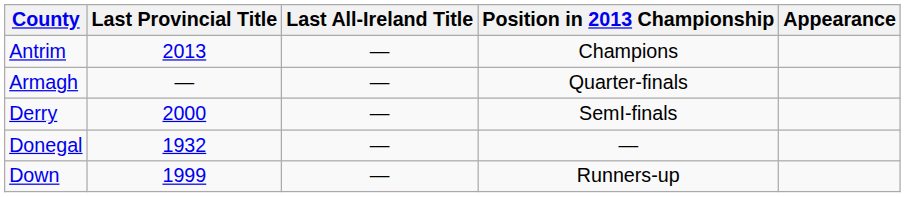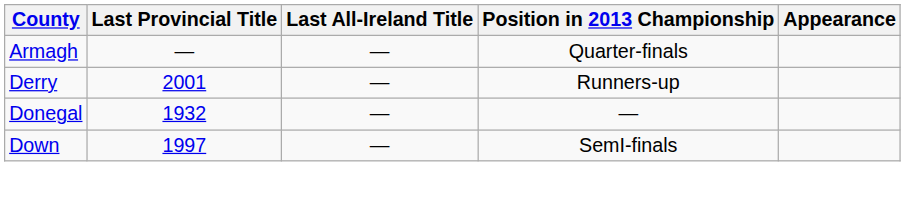- row: (38, 51)
(184, 113) 2000 -> (184, 82) 2001
(628, 113) SemI-finals -> (628, 82) Runners-up
(184, 176) 1999 -> (184, 144) 1997
(628, 176) Runners-up -> (628, 144) SemI-finals
